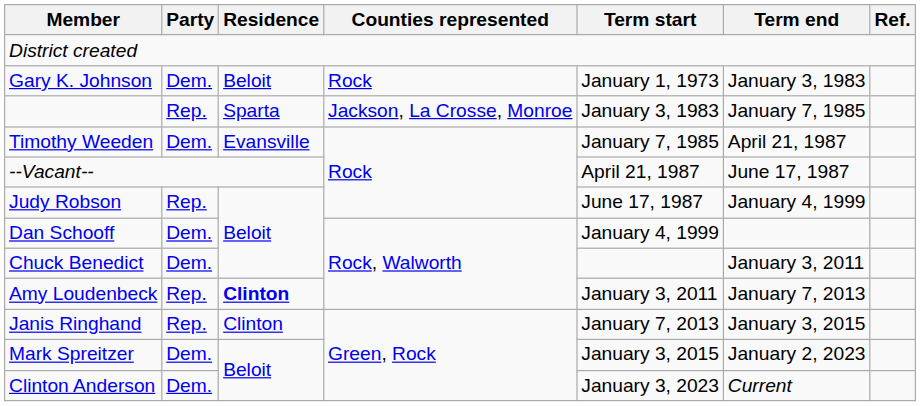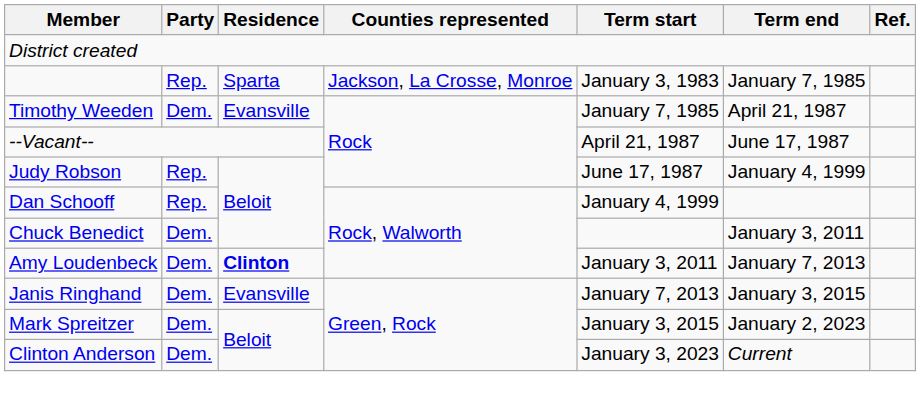- row: (81, 80)
(189, 232) Dem. -> (187, 202) Rep.
(187, 293) Rep. -> (189, 263) Dem.
(187, 324) Rep. -> (189, 293) Dem.
(253, 324) Clinton -> (266, 293) Evansville
